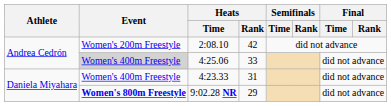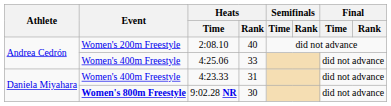(253, 45) 42 -> (253, 45) 40
(131, 61) lightgrey background -> (131, 61) no background
(253, 93) 29 -> (253, 93) 30
